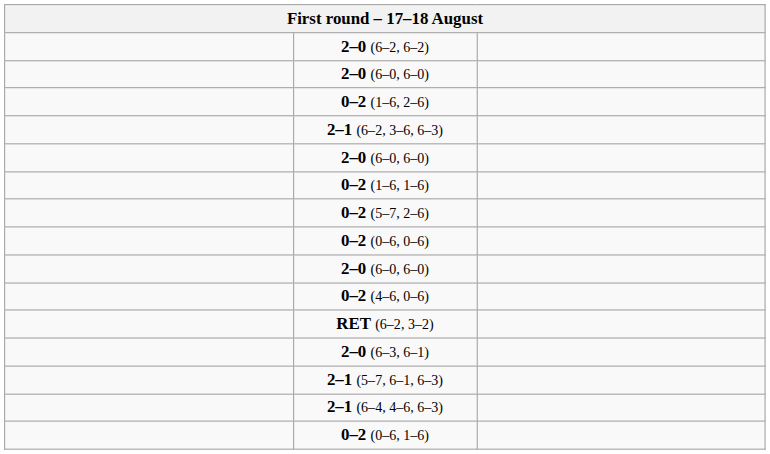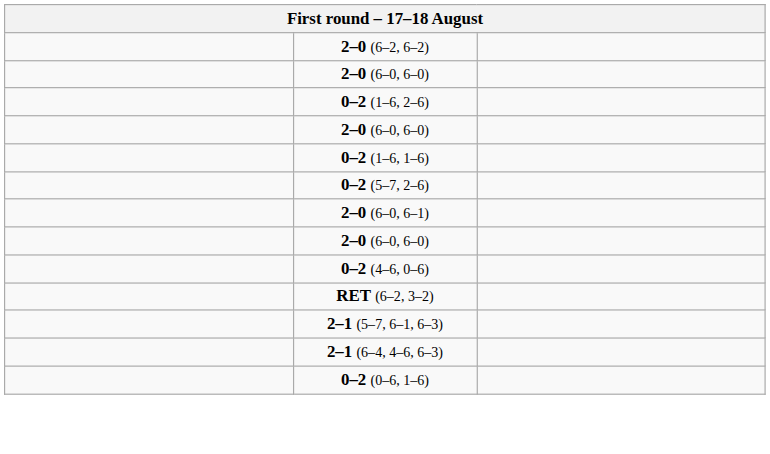- row: (149, 130)
- row: (149, 241)
+ row: (149, 213)
- row: (149, 352)
